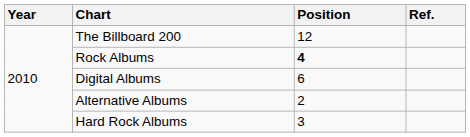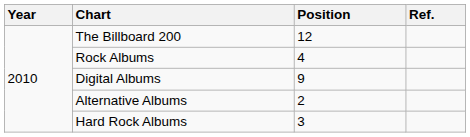(301, 57) bold -> (301, 57) normal
(301, 79) 6 -> (301, 79) 9
